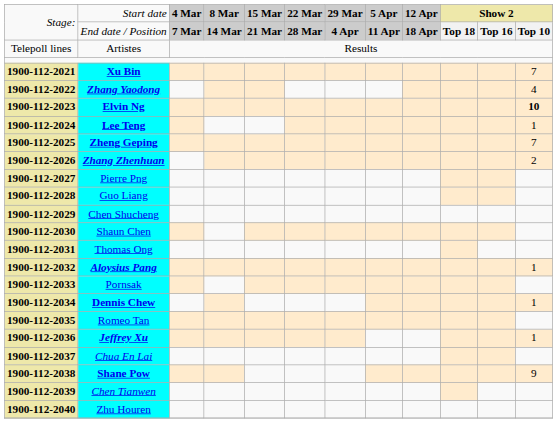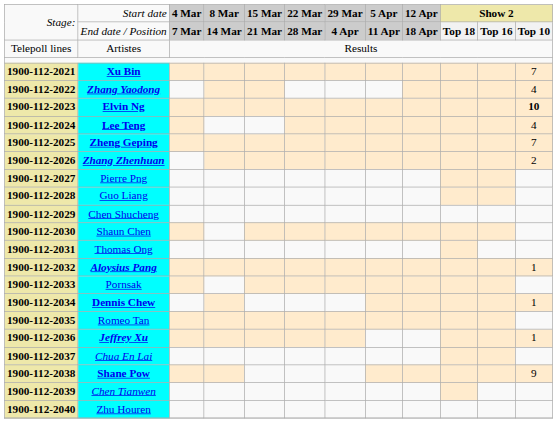(534, 125) 1 -> (534, 125) 4
